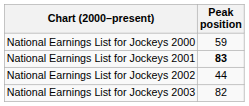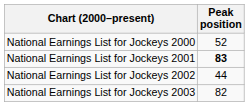(221, 42) 59 -> (221, 42) 52
